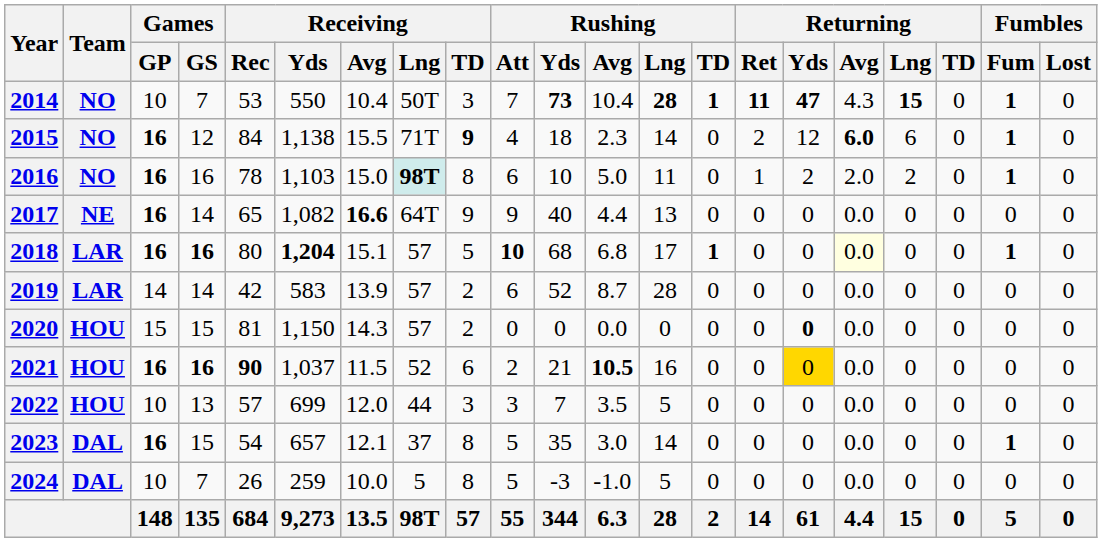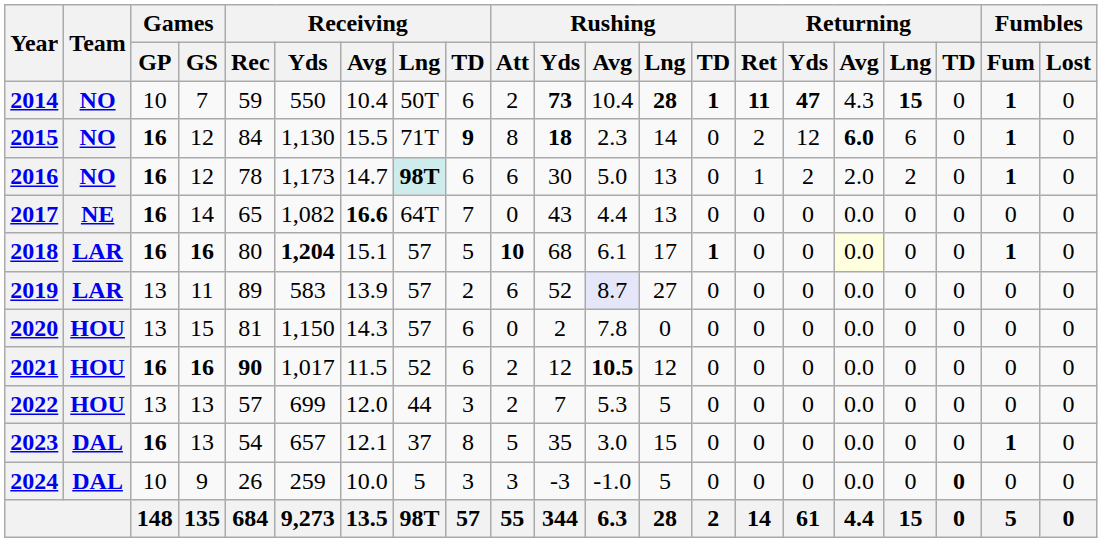(250, 99) 53 -> (250, 99) 59
(468, 99) 3 -> (468, 99) 6
(512, 99) 7 -> (512, 99) 2
(308, 137) 1,138 -> (308, 137) 1,130
(512, 137) 4 -> (512, 137) 8
(560, 137) normal -> (560, 137) bold
(202, 175) 16 -> (202, 175) 12
(308, 175) 1,103 -> (308, 175) 1,173
(367, 175) 15.0 -> (367, 175) 14.7
(468, 175) 8 -> (468, 175) 6
(560, 175) 10 -> (560, 175) 30
(665, 175) 11 -> (665, 175) 13
(468, 213) 9 -> (468, 213) 7
(512, 213) 9 -> (512, 213) 0
(560, 213) 40 -> (560, 213) 43
(612, 251) 6.8 -> (612, 251) 6.1
(155, 289) 14 -> (155, 289) 13
(202, 289) 14 -> (202, 289) 11
(250, 289) 42 -> (250, 289) 89
(612, 289) no background -> (612, 289) lavender background
(665, 289) 28 -> (665, 289) 27
(155, 328) 15 -> (155, 328) 13
(468, 328) 2 -> (468, 328) 6
(560, 328) 0 -> (560, 328) 2
(612, 328) 0.0 -> (612, 328) 7.8
(808, 328) bold -> (808, 328) normal
(308, 366) 1,037 -> (308, 366) 1,017
(560, 366) 21 -> (560, 366) 12
(665, 366) 16 -> (665, 366) 12
(808, 366) gold background -> (808, 366) no background
(155, 404) 10 -> (155, 404) 13
(512, 404) 3 -> (512, 404) 2
(612, 404) 3.5 -> (612, 404) 5.3
(202, 442) 15 -> (202, 442) 13
(665, 442) 14 -> (665, 442) 15
(202, 480) 7 -> (202, 480) 9
(468, 480) 8 -> (468, 480) 3
(512, 480) 5 -> (512, 480) 3
(959, 480) normal -> (959, 480) bold
